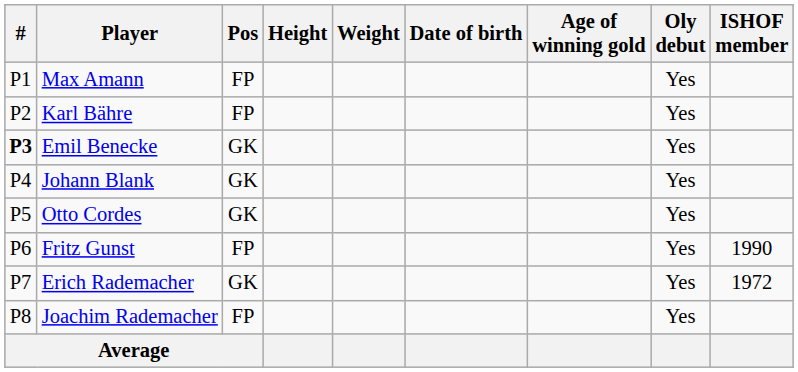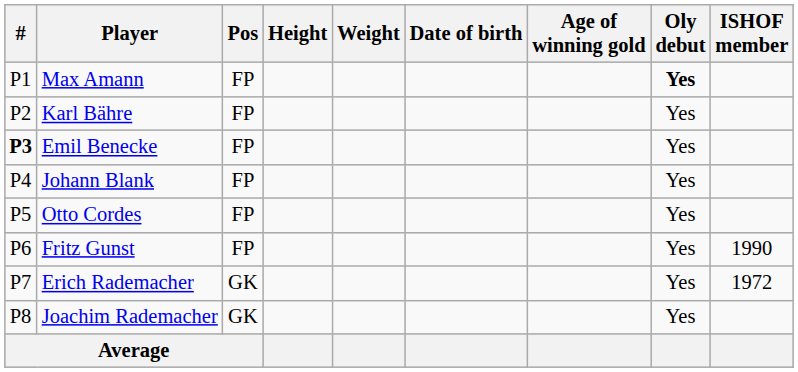(681, 79) normal -> (680, 79) bold
(243, 146) GK -> (243, 146) FP
(243, 180) GK -> (243, 180) FP
(243, 214) GK -> (243, 214) FP
(243, 316) FP -> (243, 316) GK
